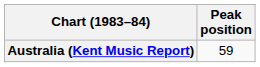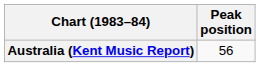(226, 51) 59 -> (226, 51) 56
